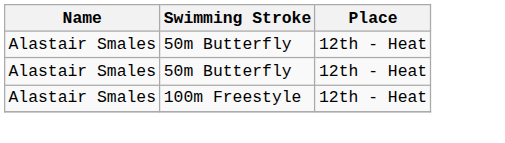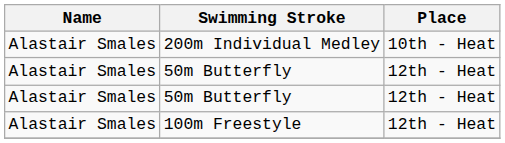+ row: (272, 45)
